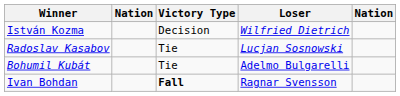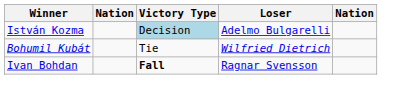(184, 30) no background -> (165, 30) lightblue background
(295, 30) Wilfried Dietrich -> (276, 30) Adelmo Bulgarelli
- row: (58, 48)
(295, 65) Adelmo Bulgarelli -> (276, 48) Wilfried Dietrich
